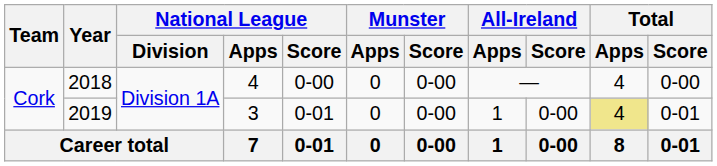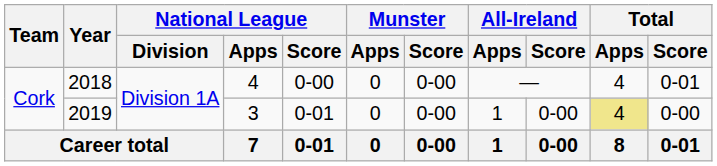(680, 82) 0-00 -> (680, 82) 0-01
(680, 113) 0-01 -> (680, 113) 0-00
